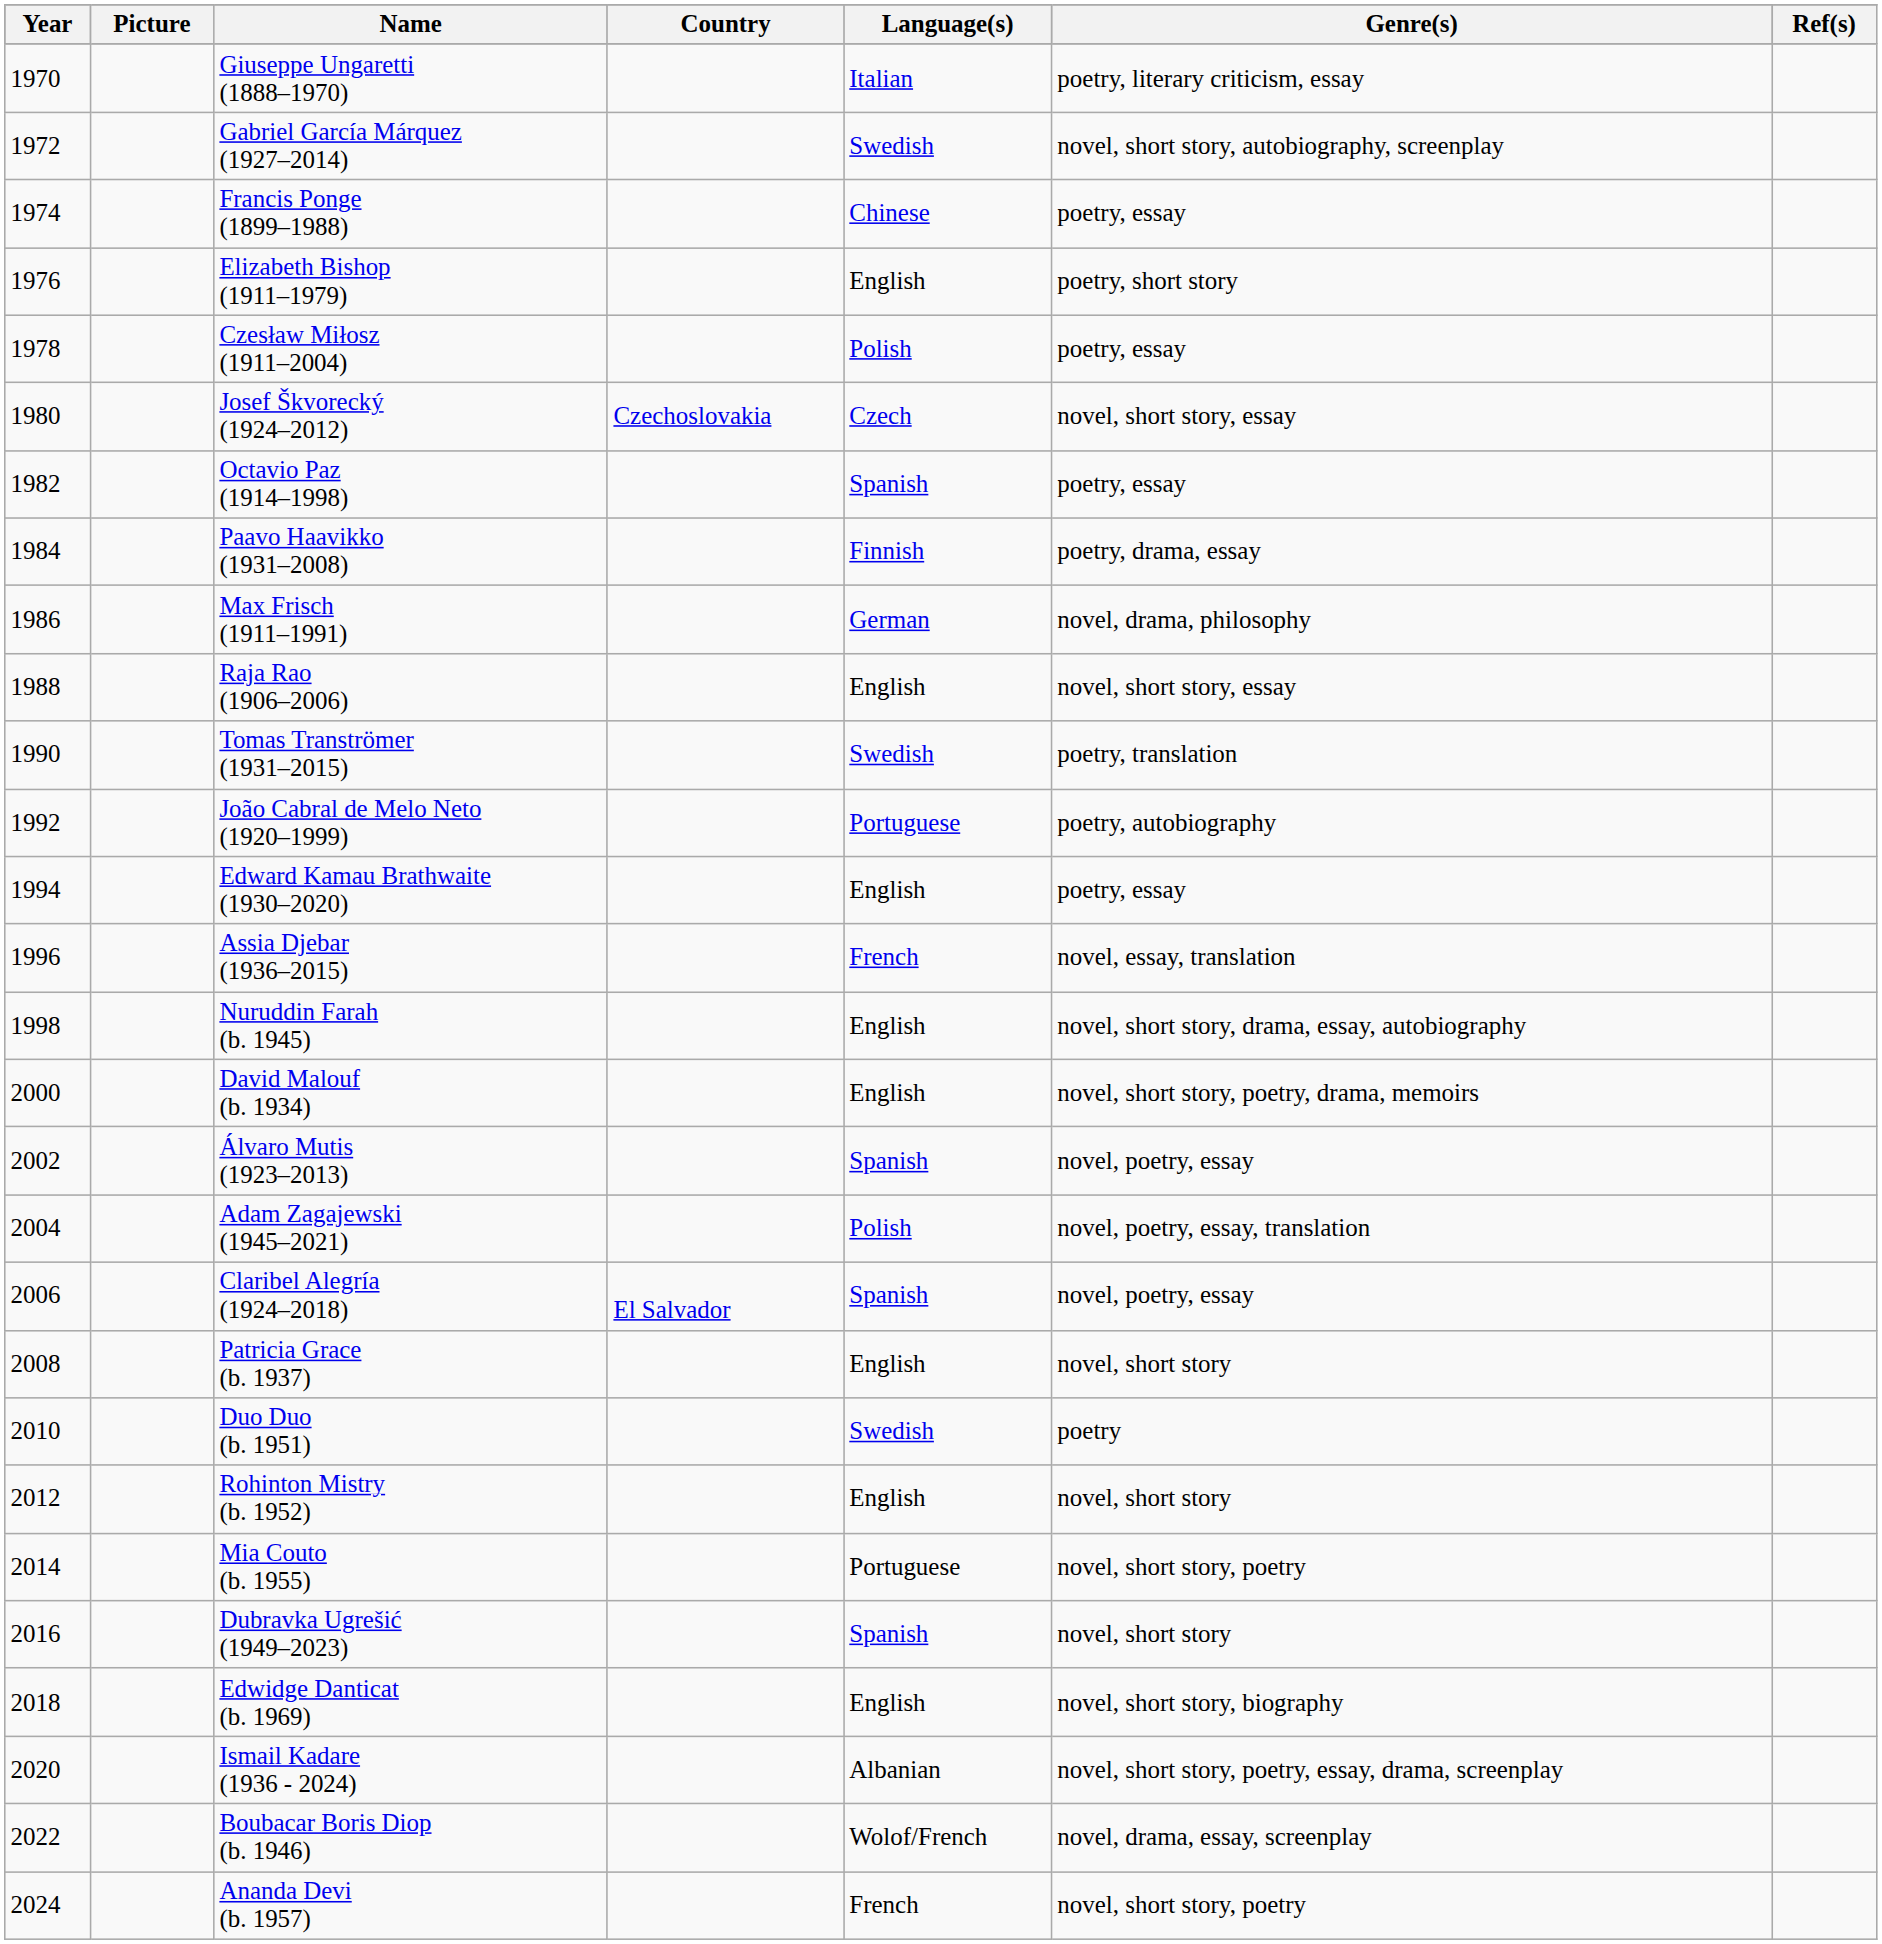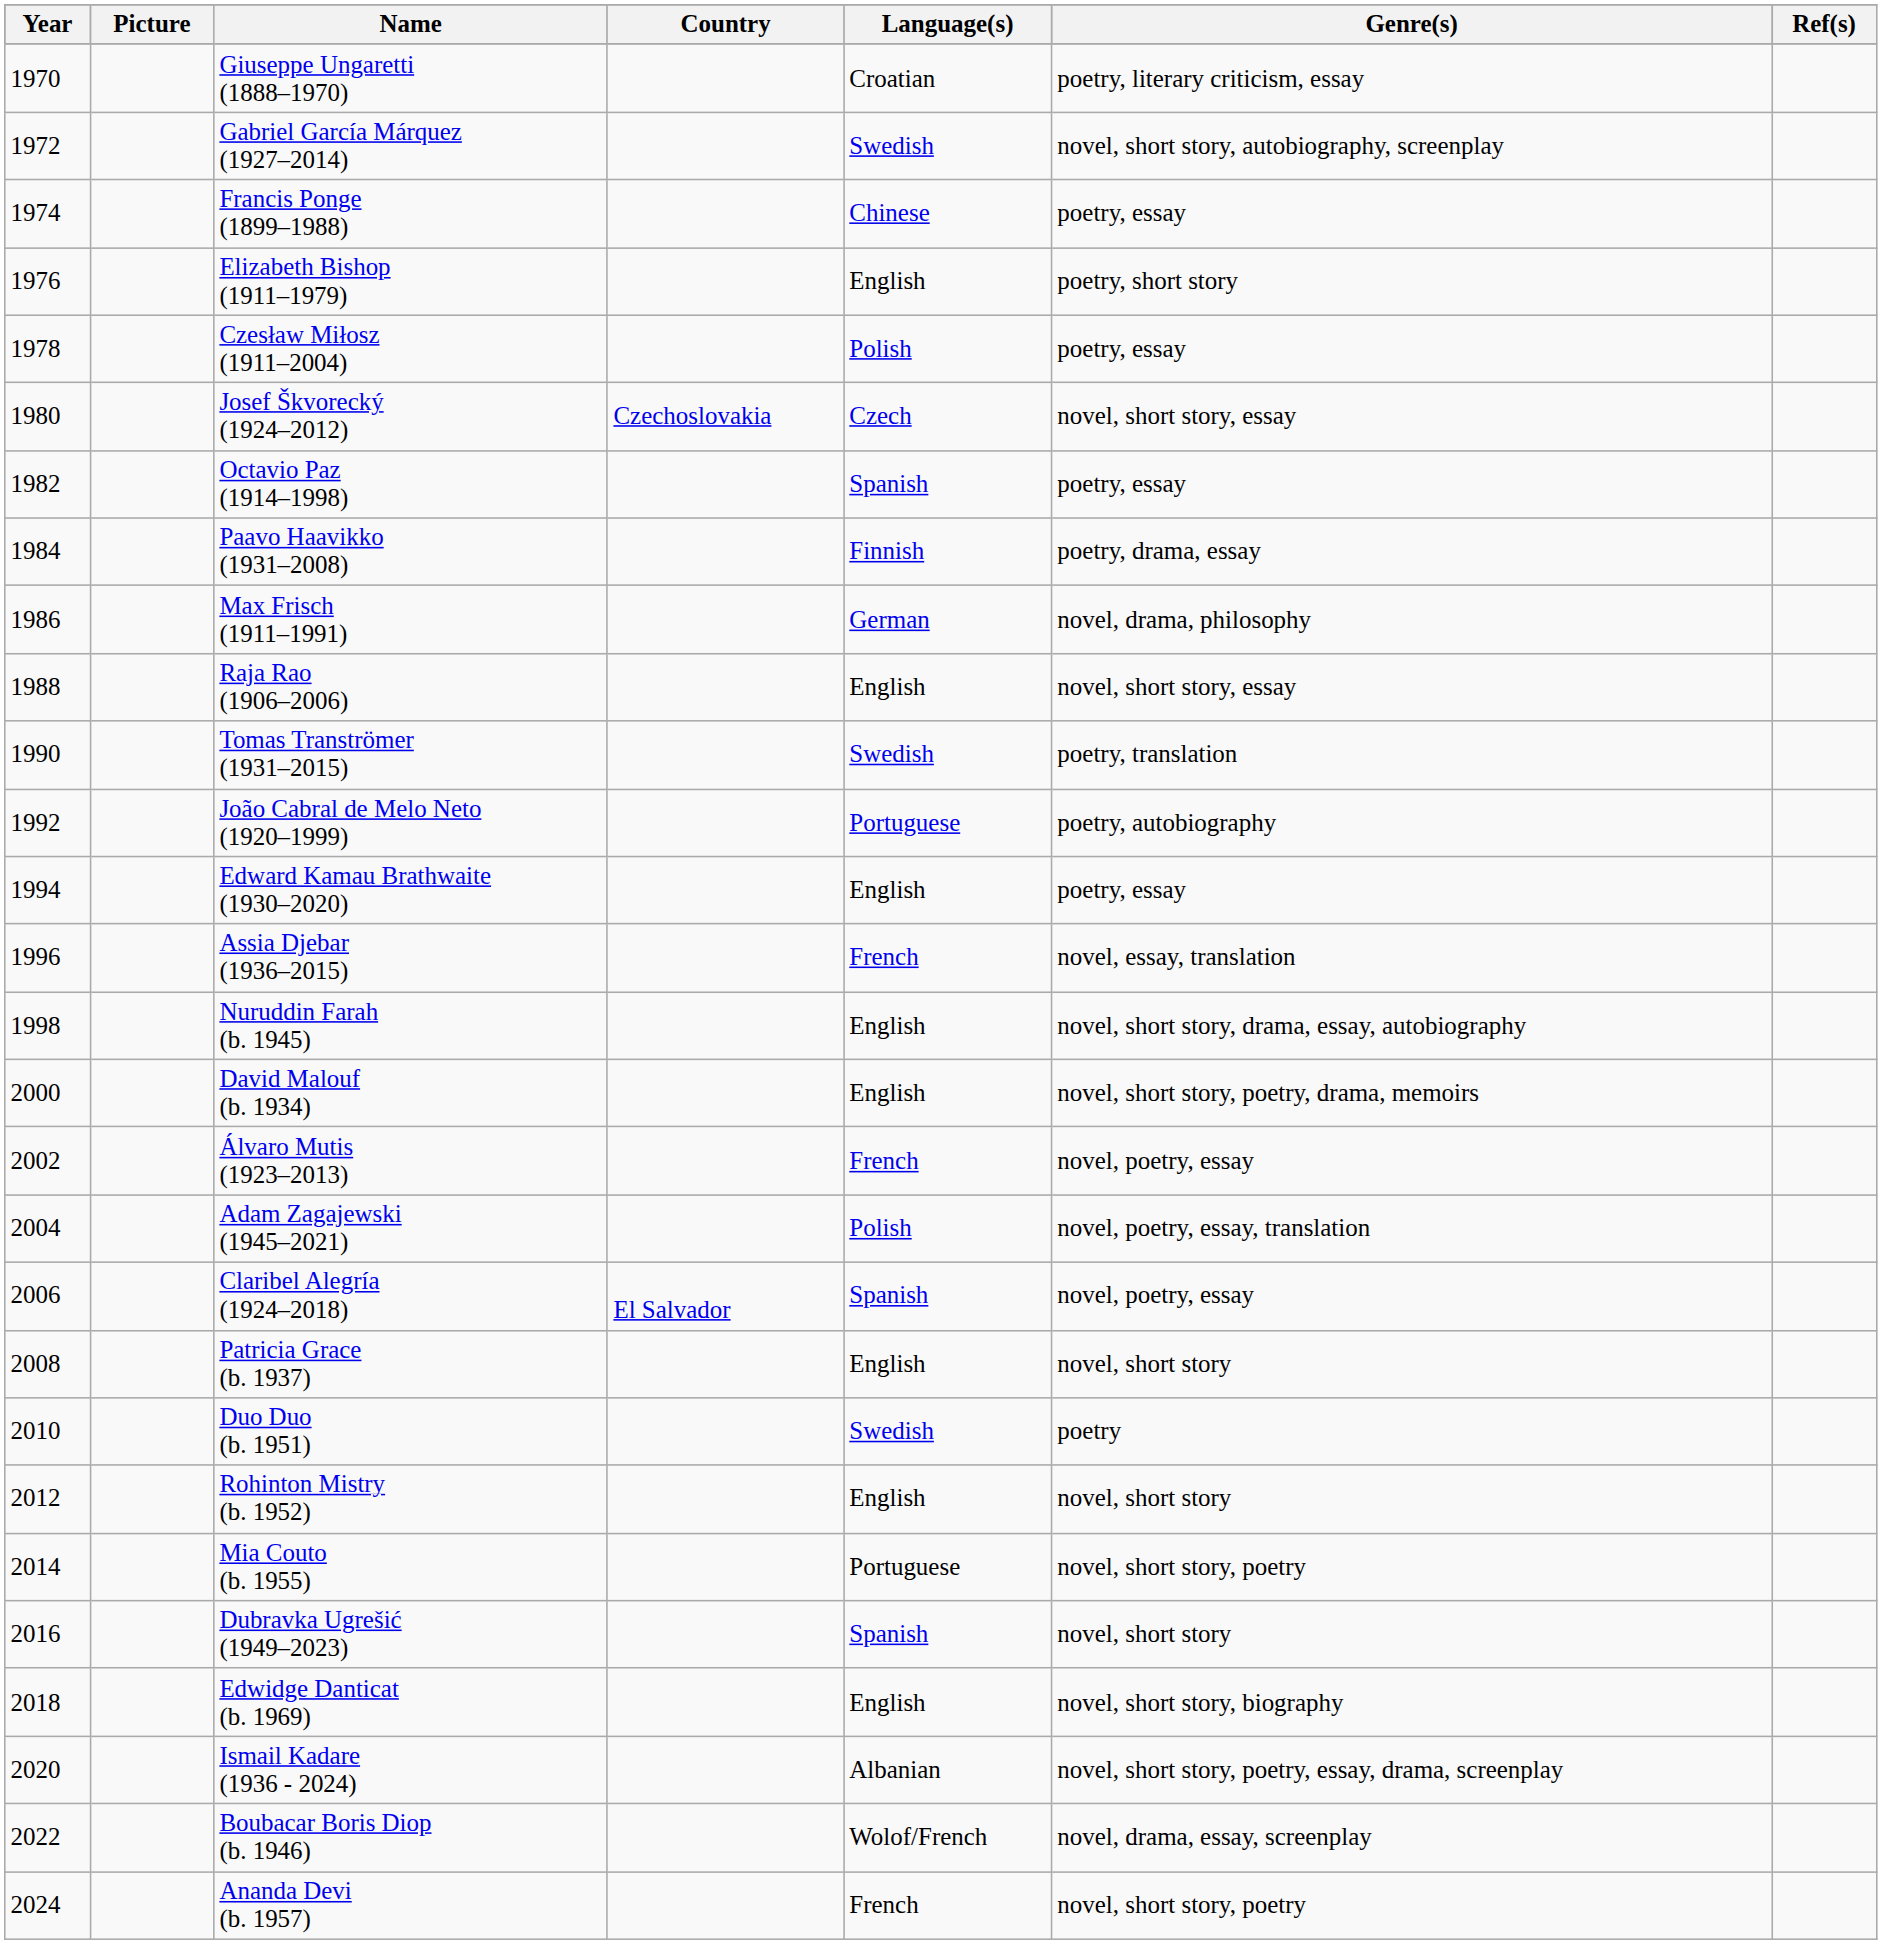(881, 77) Italian -> (892, 77) Croatian
(889, 1160) Spanish -> (884, 1160) French
